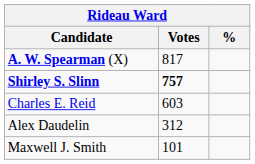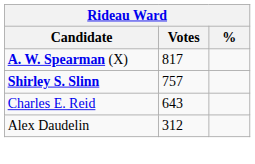(172, 81) bold -> (172, 81) normal
(172, 103) 603 -> (172, 103) 643
- row: (57, 147)
